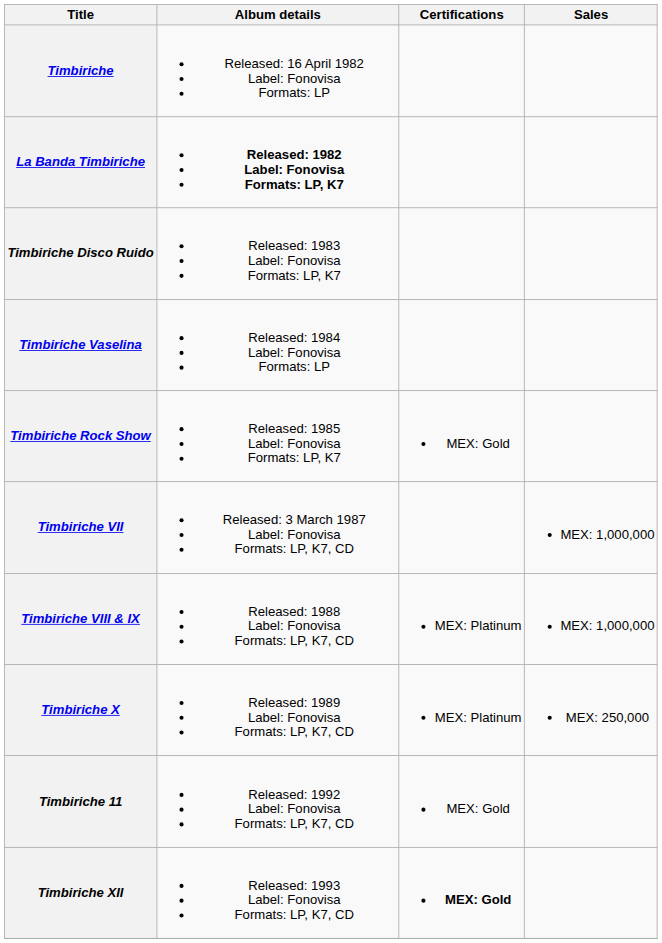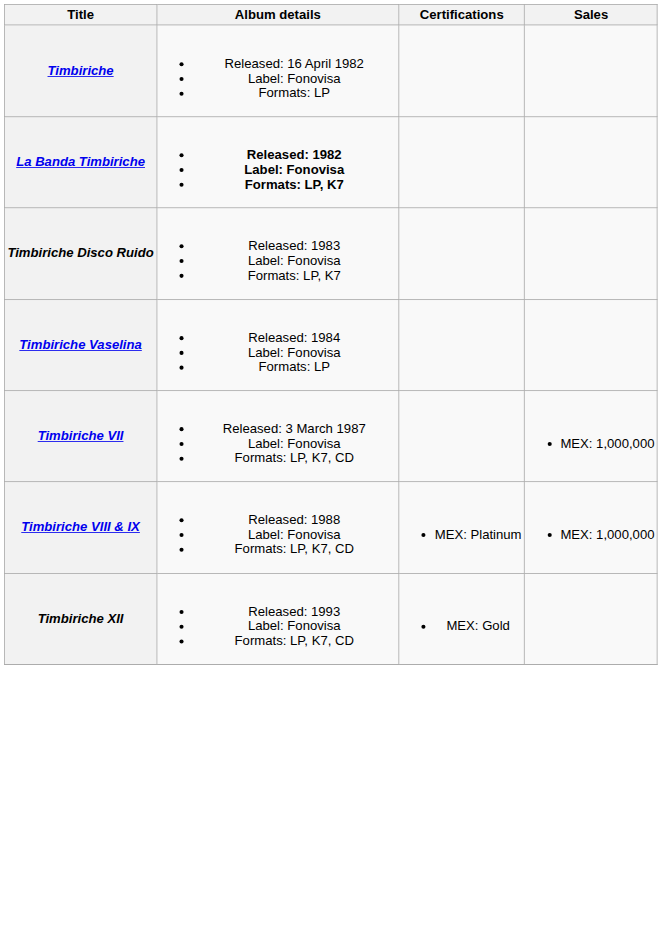- row: (81, 436)
- row: (81, 710)
- row: (81, 801)
(462, 900) bold -> (462, 626) normal
